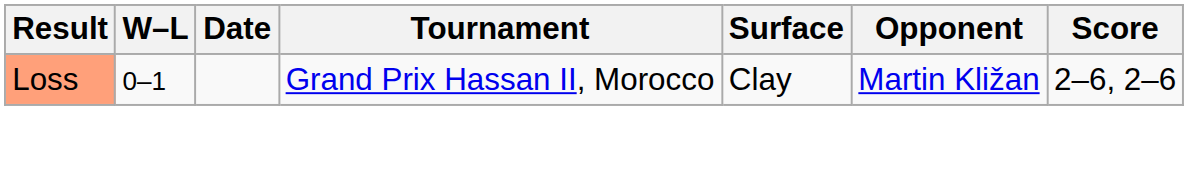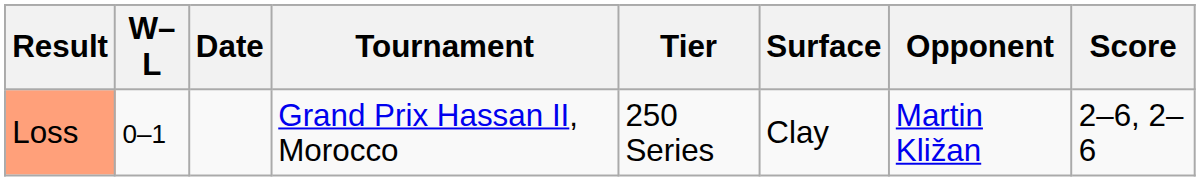+ column: (689, 47)
